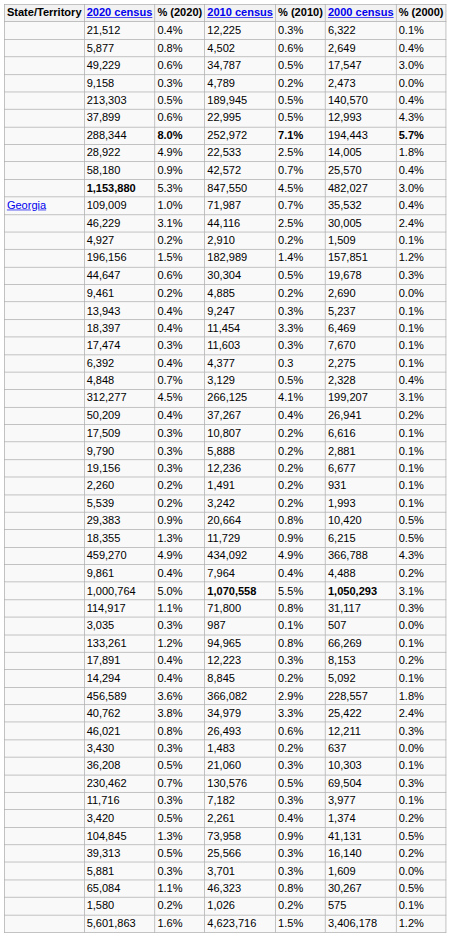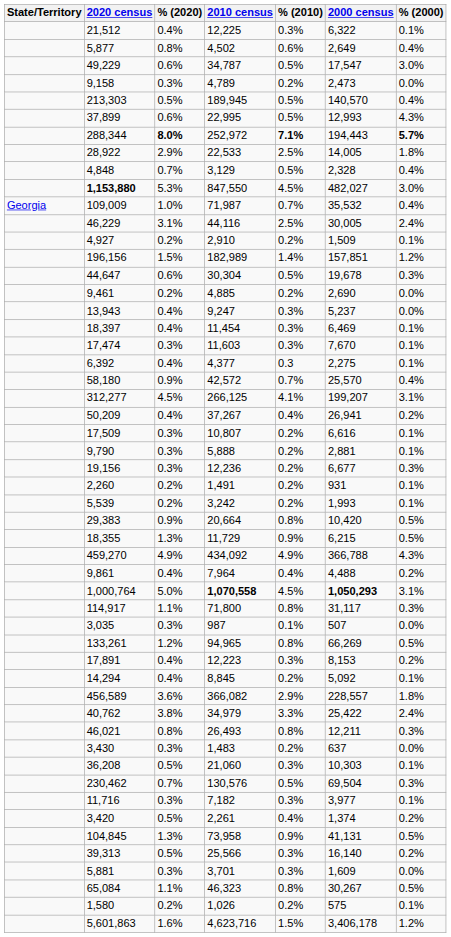(170, 153) 4.9% -> (170, 153) 2.9%
rows swapped: (100, 380) <-> (104, 170)
(411, 310) 0.1% -> (411, 310) 0.0%
(291, 328) 3.3% -> (291, 328) 0.3%
(411, 468) 0.1% -> (411, 468) 0.3%
(291, 591) 5.5% -> (291, 591) 4.5%
(411, 643) 0.1% -> (411, 643) 0.5%
(291, 731) 0.6% -> (291, 731) 0.8%
